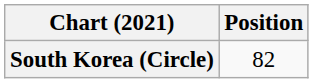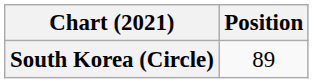(264, 58) 82 -> (264, 58) 89
